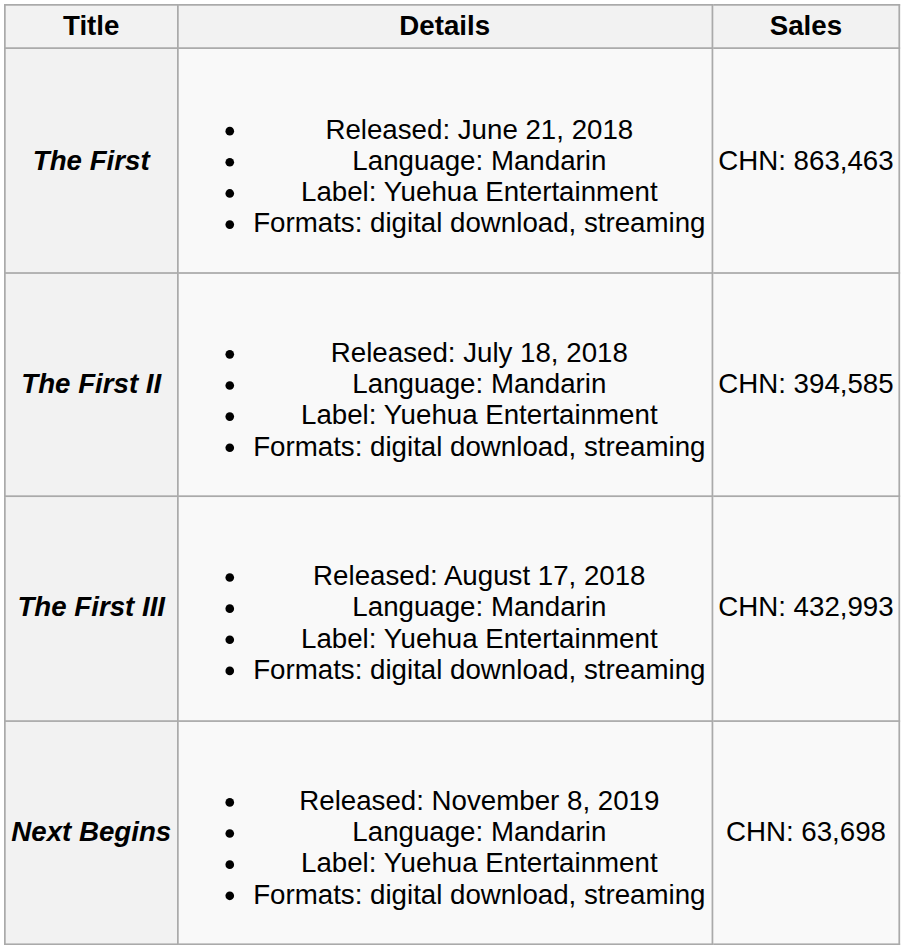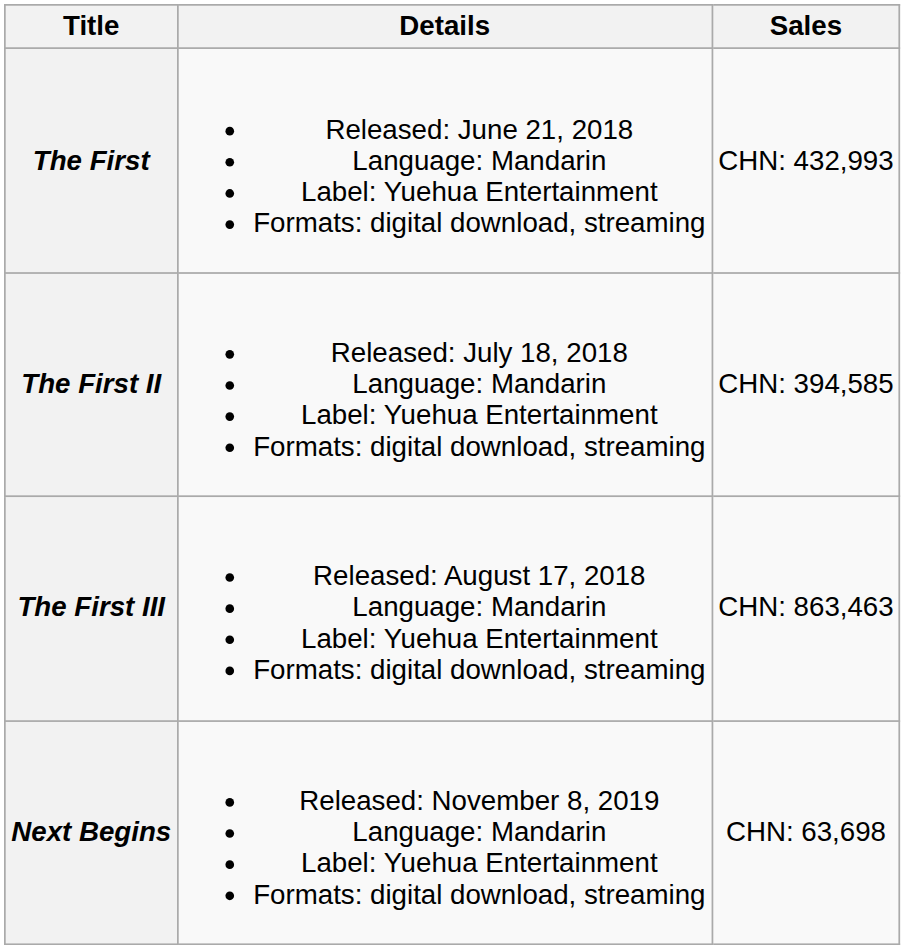(806, 160) CHN: 863,463 -> (806, 160) CHN: 432,993
(806, 607) CHN: 432,993 -> (806, 607) CHN: 863,463
